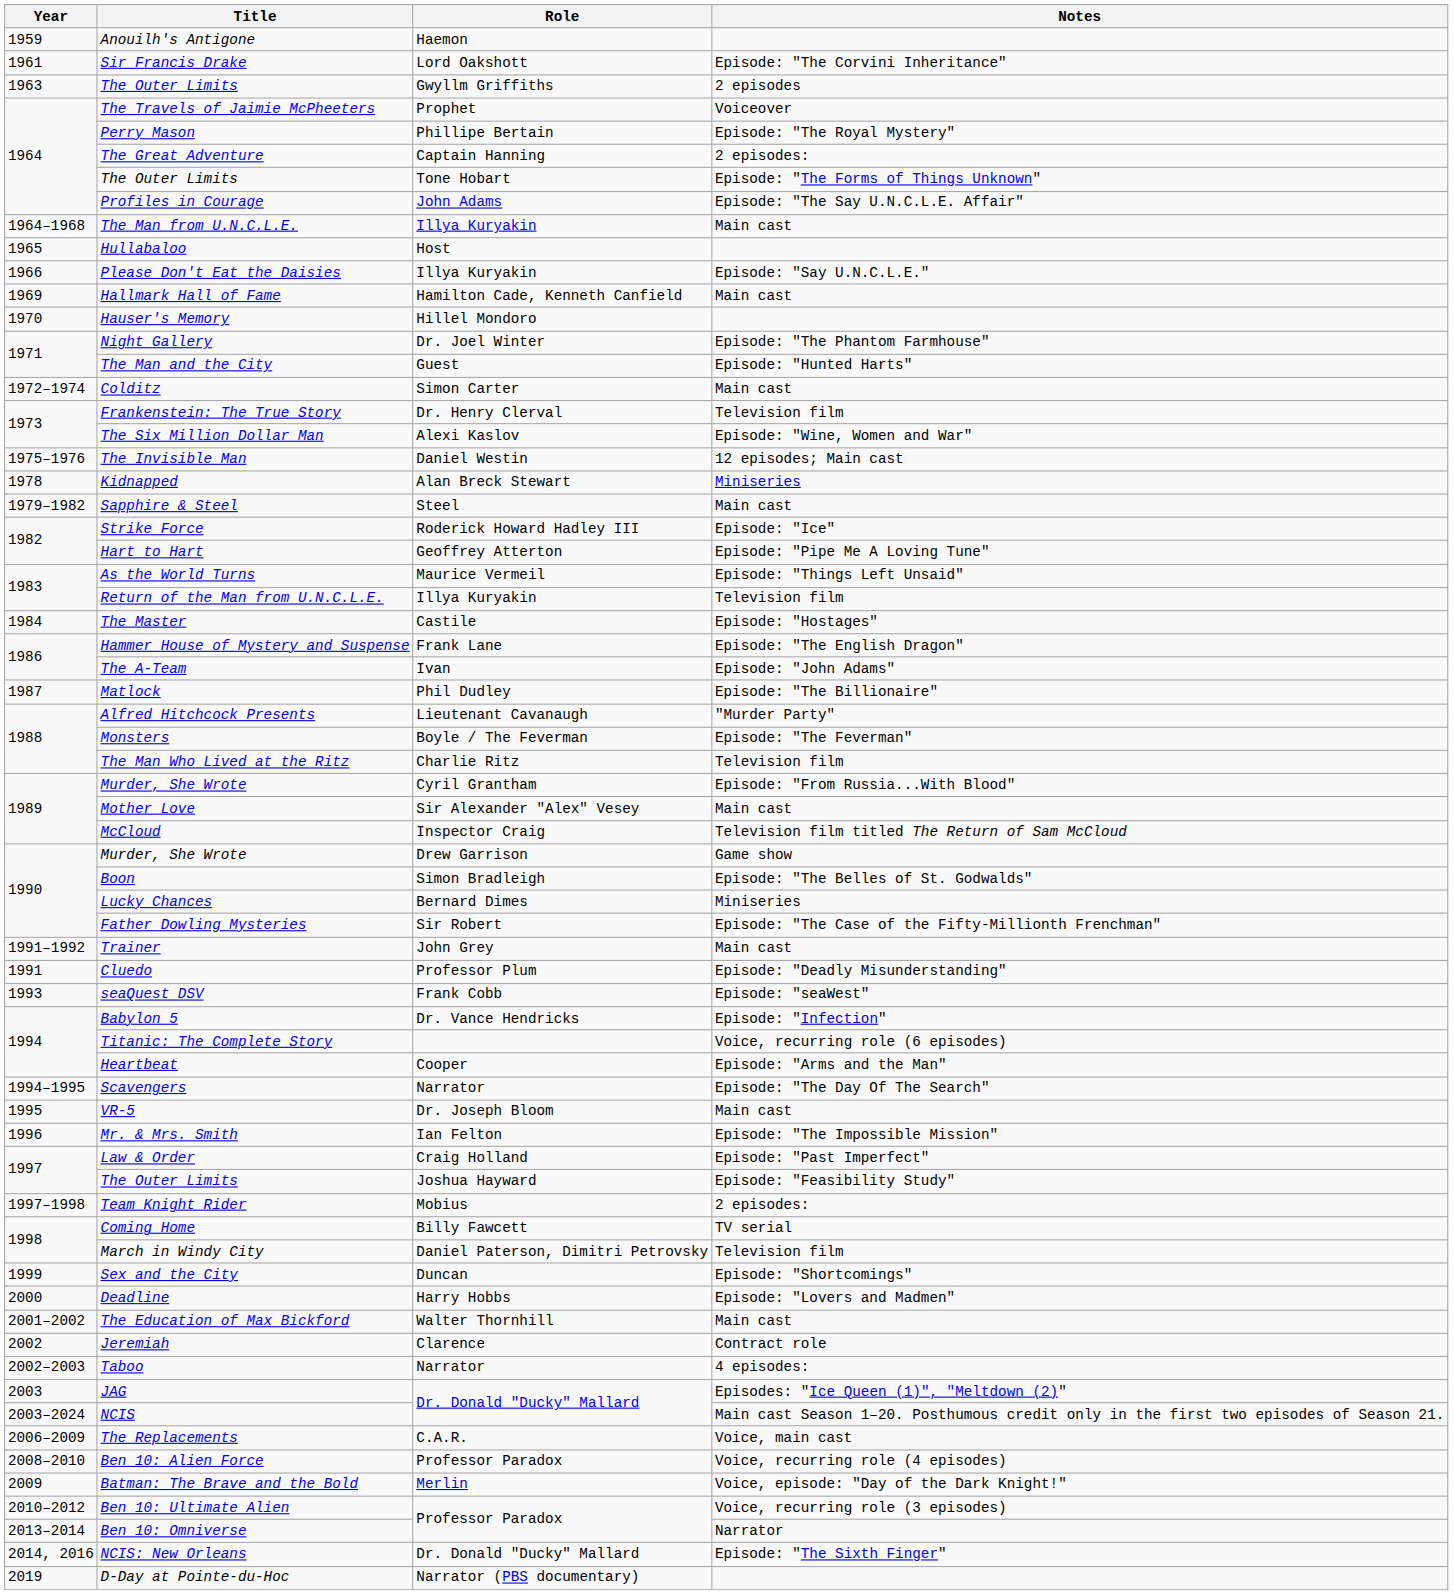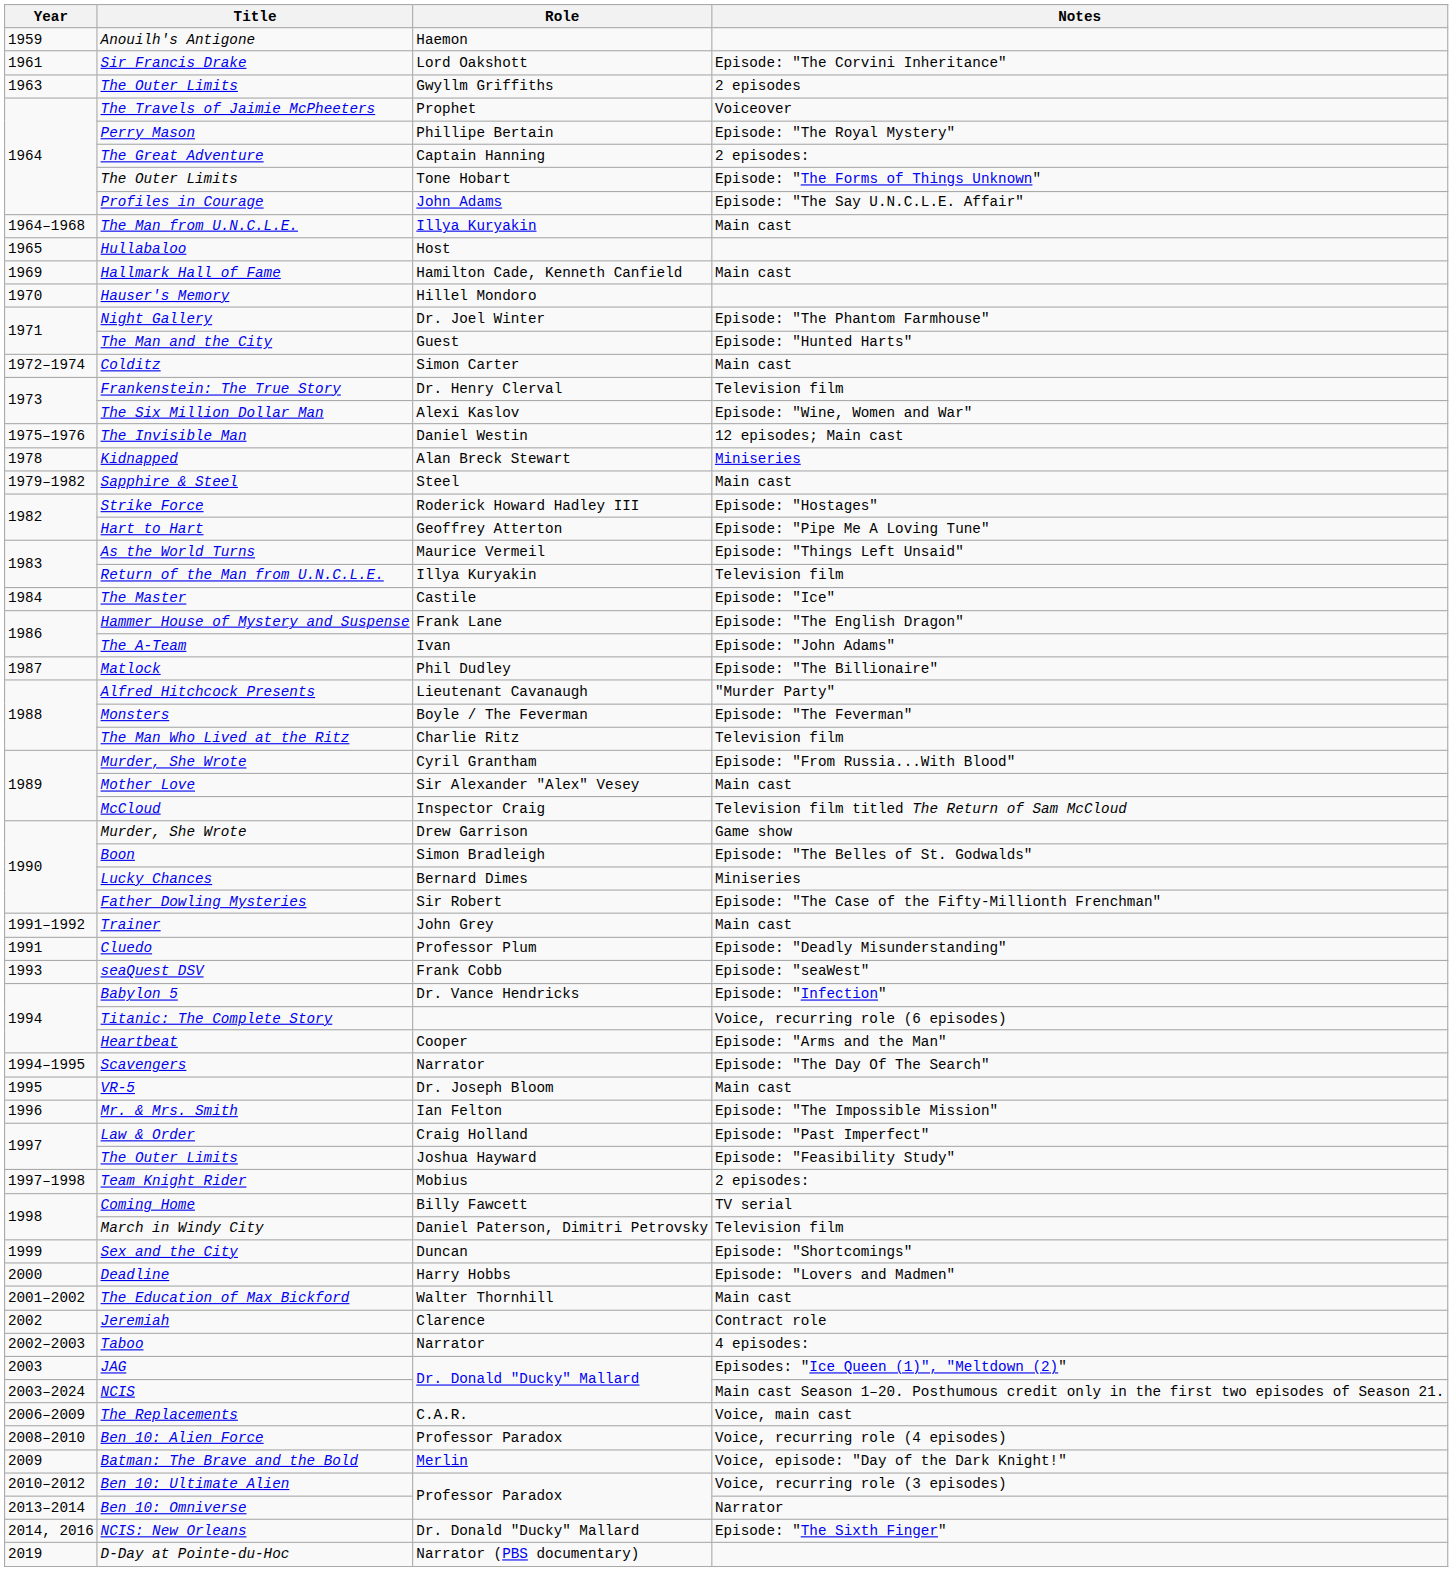- row: (221, 273)
(775, 529) Episode: "Ice" -> (796, 506) Episode: "Hostages"
(796, 622) Episode: "Hostages" -> (775, 599) Episode: "Ice"
